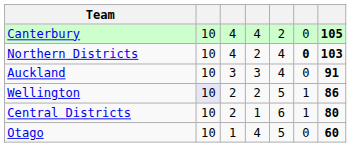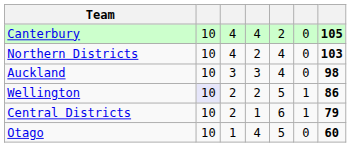(306, 54) bold -> (306, 54) normal
(332, 73) 91 -> (332, 73) 98
(332, 113) 80 -> (332, 113) 79
